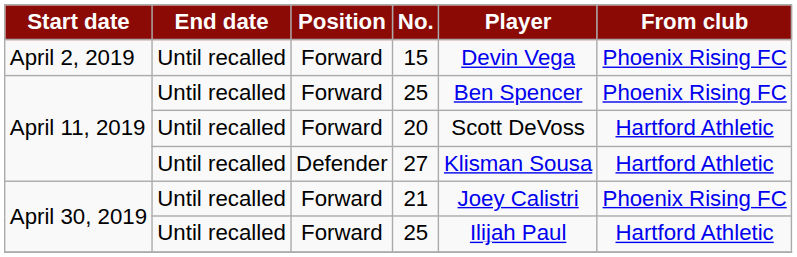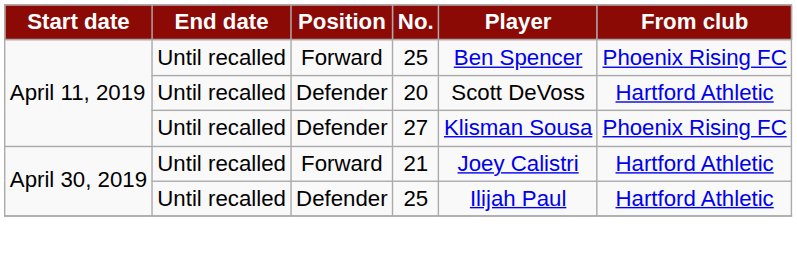- row: (72, 57)
(342, 127) Forward -> (342, 92) Defender
(695, 163) Hartford Athletic -> (695, 127) Phoenix Rising FC
(695, 198) Phoenix Rising FC -> (695, 163) Hartford Athletic
(342, 233) Forward -> (342, 198) Defender
